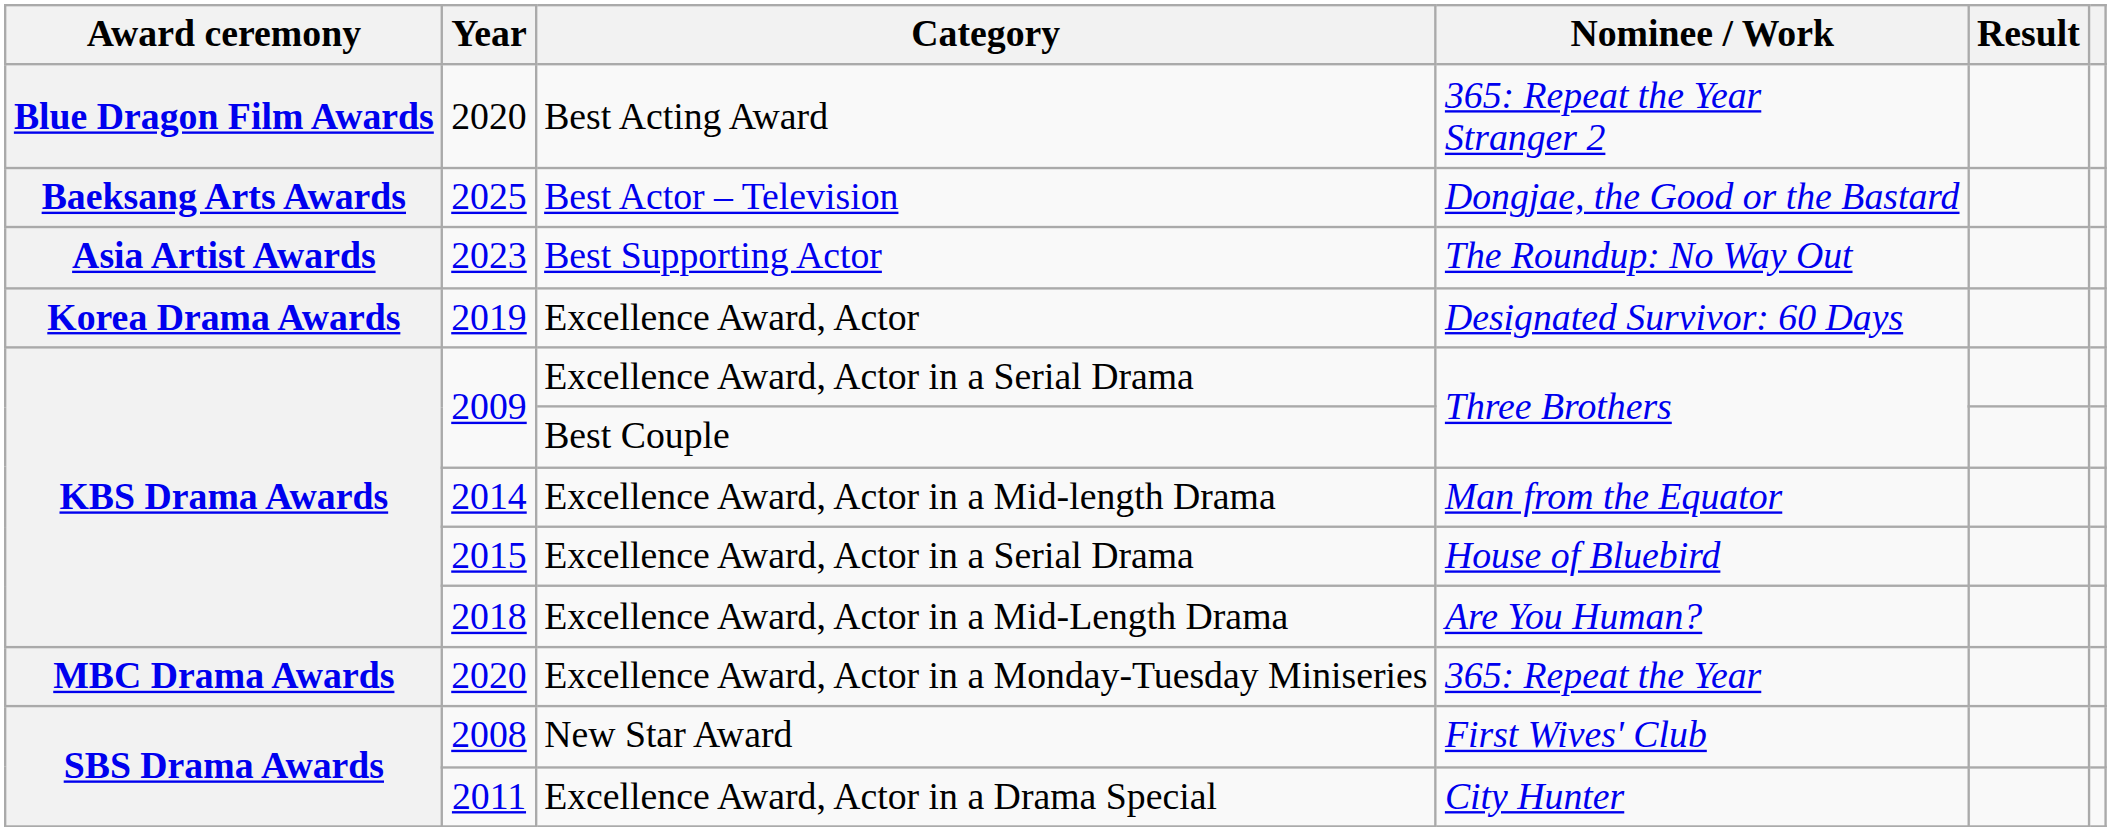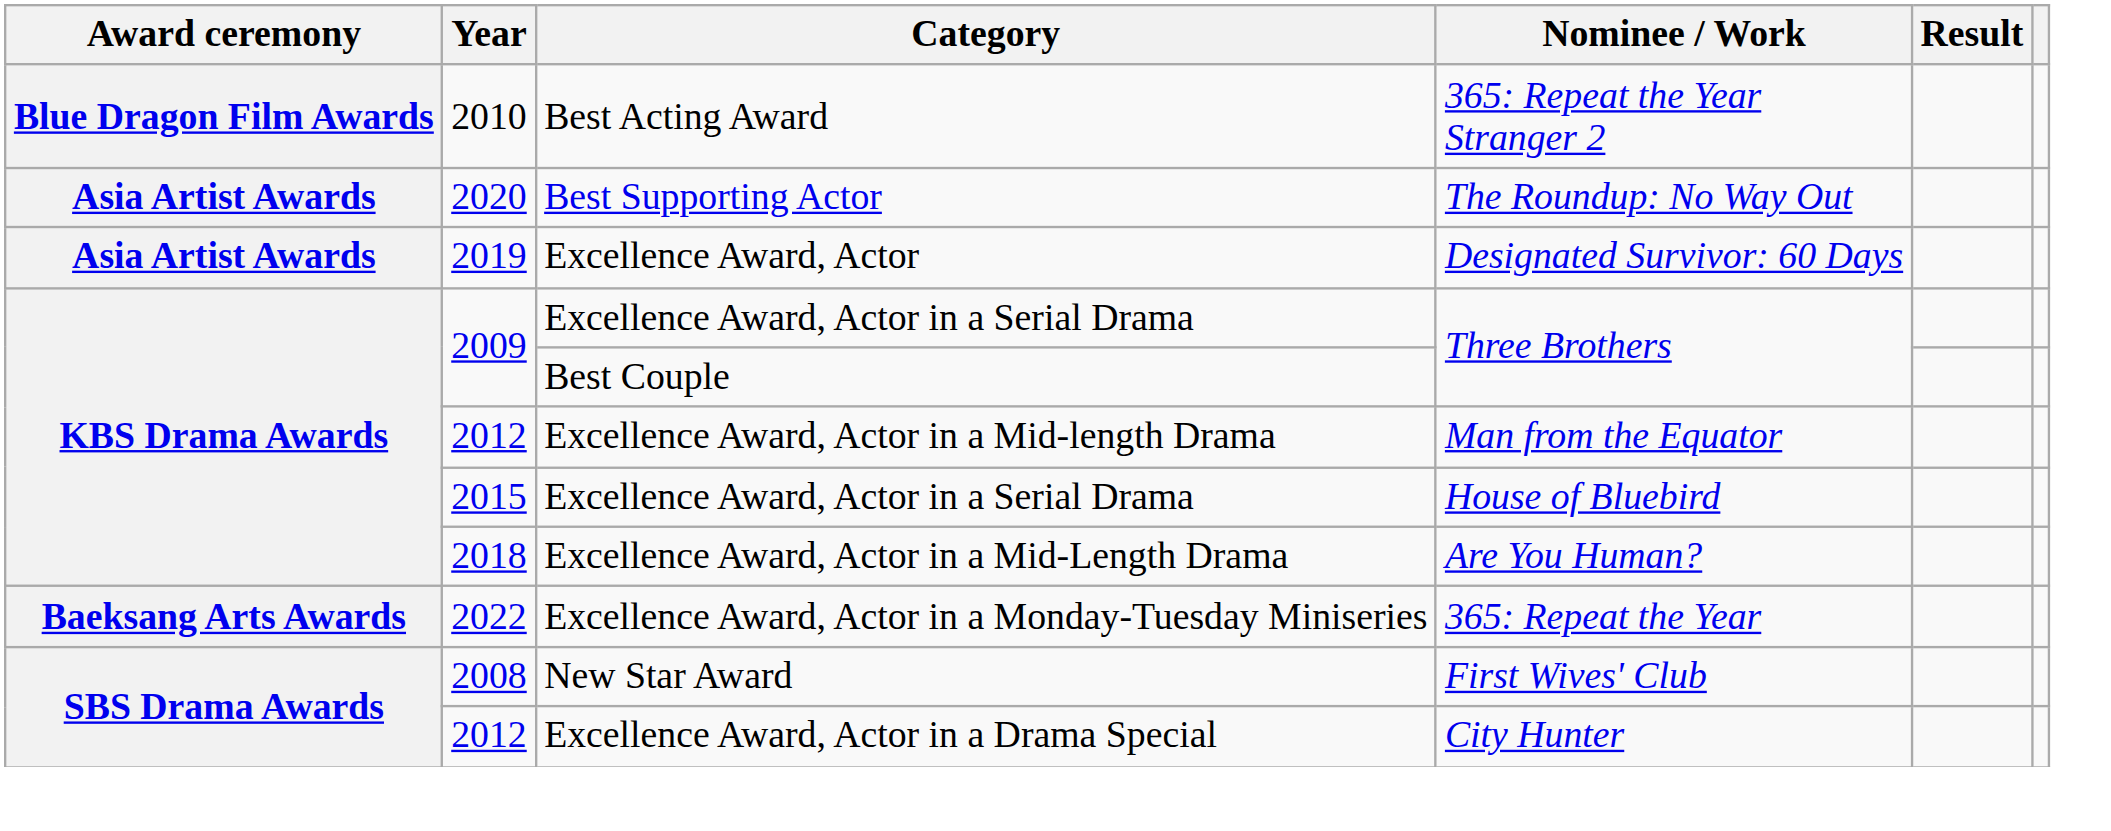(489, 115) 2020 -> (489, 115) 2010
- row: (721, 196)
(489, 256) 2023 -> (489, 196) 2020
(224, 316) Korea Drama Awards -> (224, 256) Asia Artist Awards
(489, 496) 2014 -> (489, 436) 2012
(224, 675) MBC Drama Awards -> (224, 615) Baeksang Arts Awards
(489, 675) 2020 -> (489, 615) 2022
(489, 795) 2011 -> (489, 735) 2012
